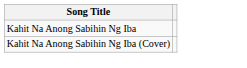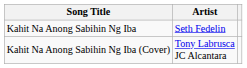+ column: (205, 12)
